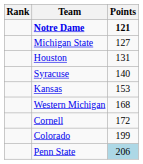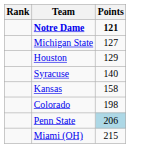(123, 58) 131 -> (111, 58) 129
(123, 89) 153 -> (111, 89) 158
- row: (70, 105)
- row: (48, 120)
(123, 136) 199 -> (111, 105) 198
+ row: (58, 136)
